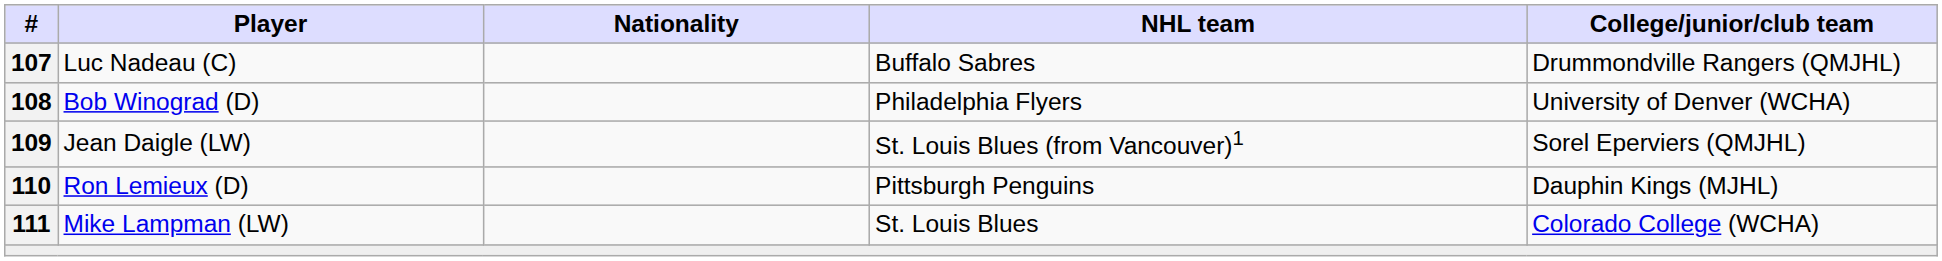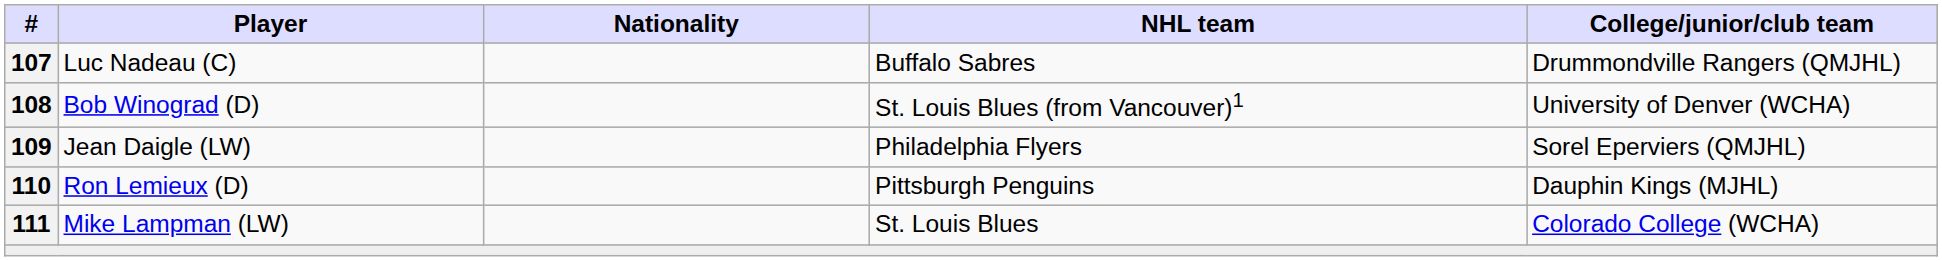(979, 101) Philadelphia Flyers -> (1059, 104) St. Louis Blues (from Vancouver)1
(1059, 143) St. Louis Blues (from Vancouver)1 -> (979, 147) Philadelphia Flyers
